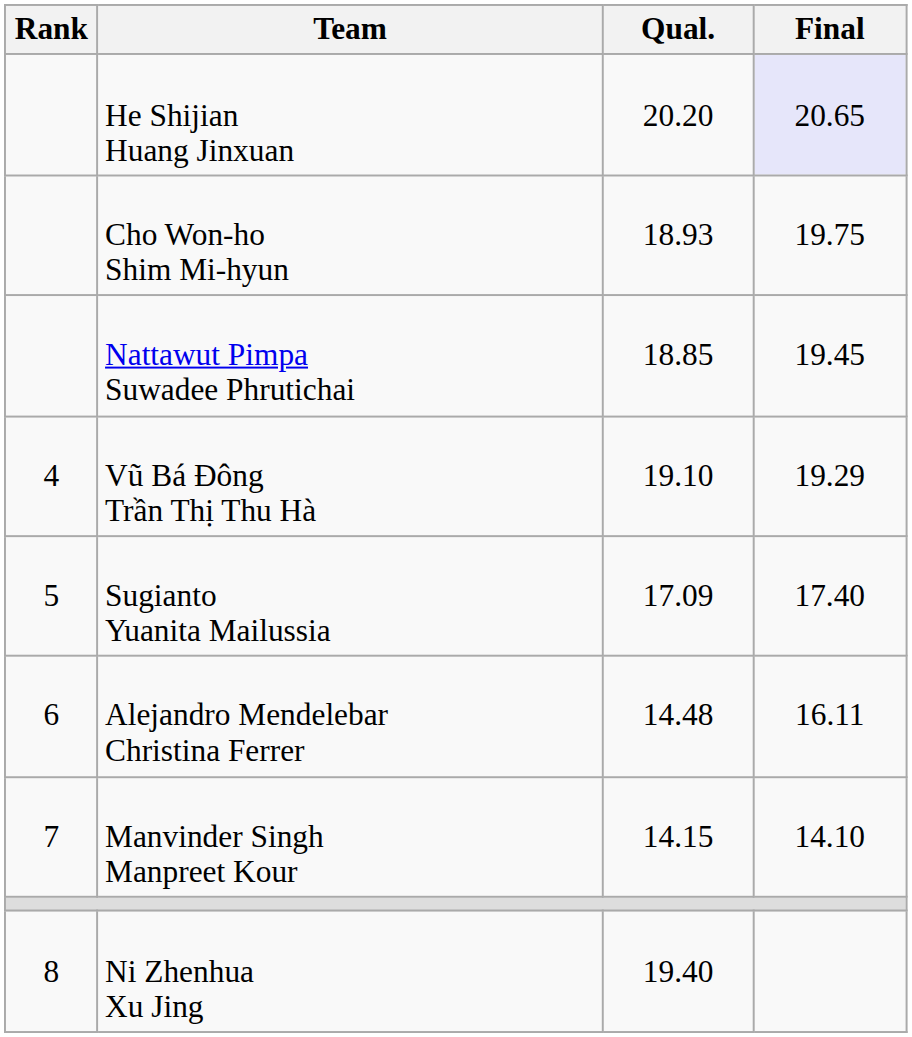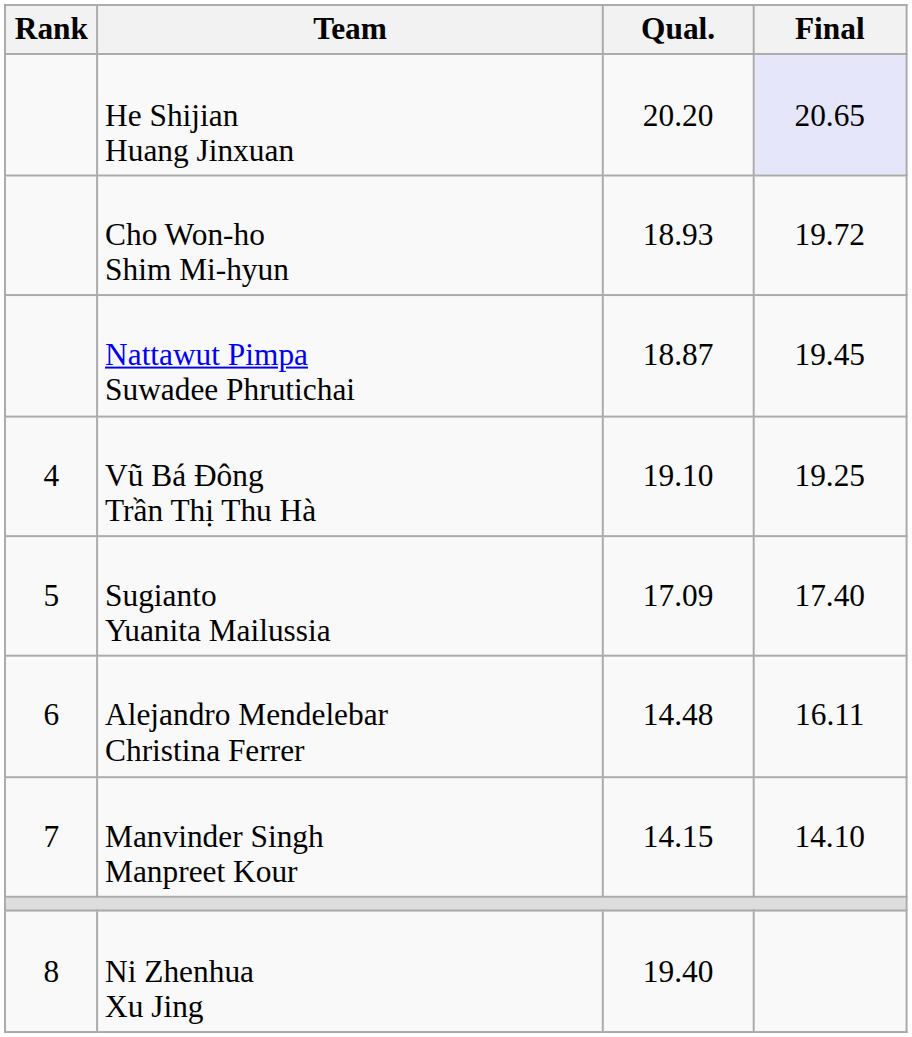(830, 234) 19.75 -> (830, 234) 19.72
(678, 354) 18.85 -> (678, 354) 18.87
(830, 475) 19.29 -> (830, 475) 19.25
